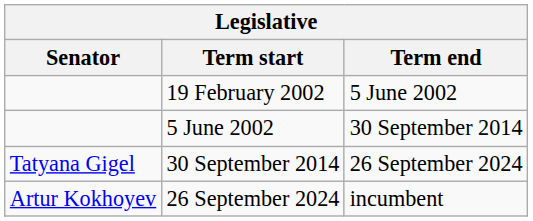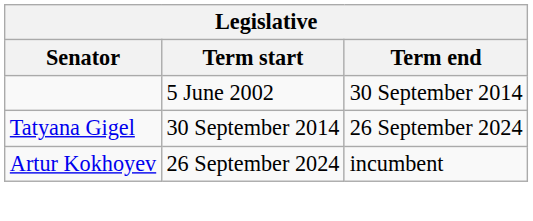- row: (246, 92)
